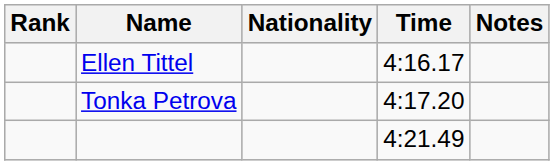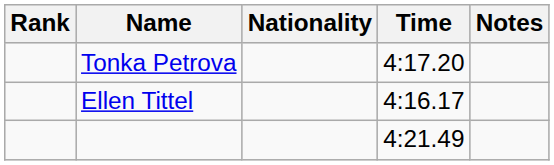rows swapped: (137, 62) <-> (159, 100)
